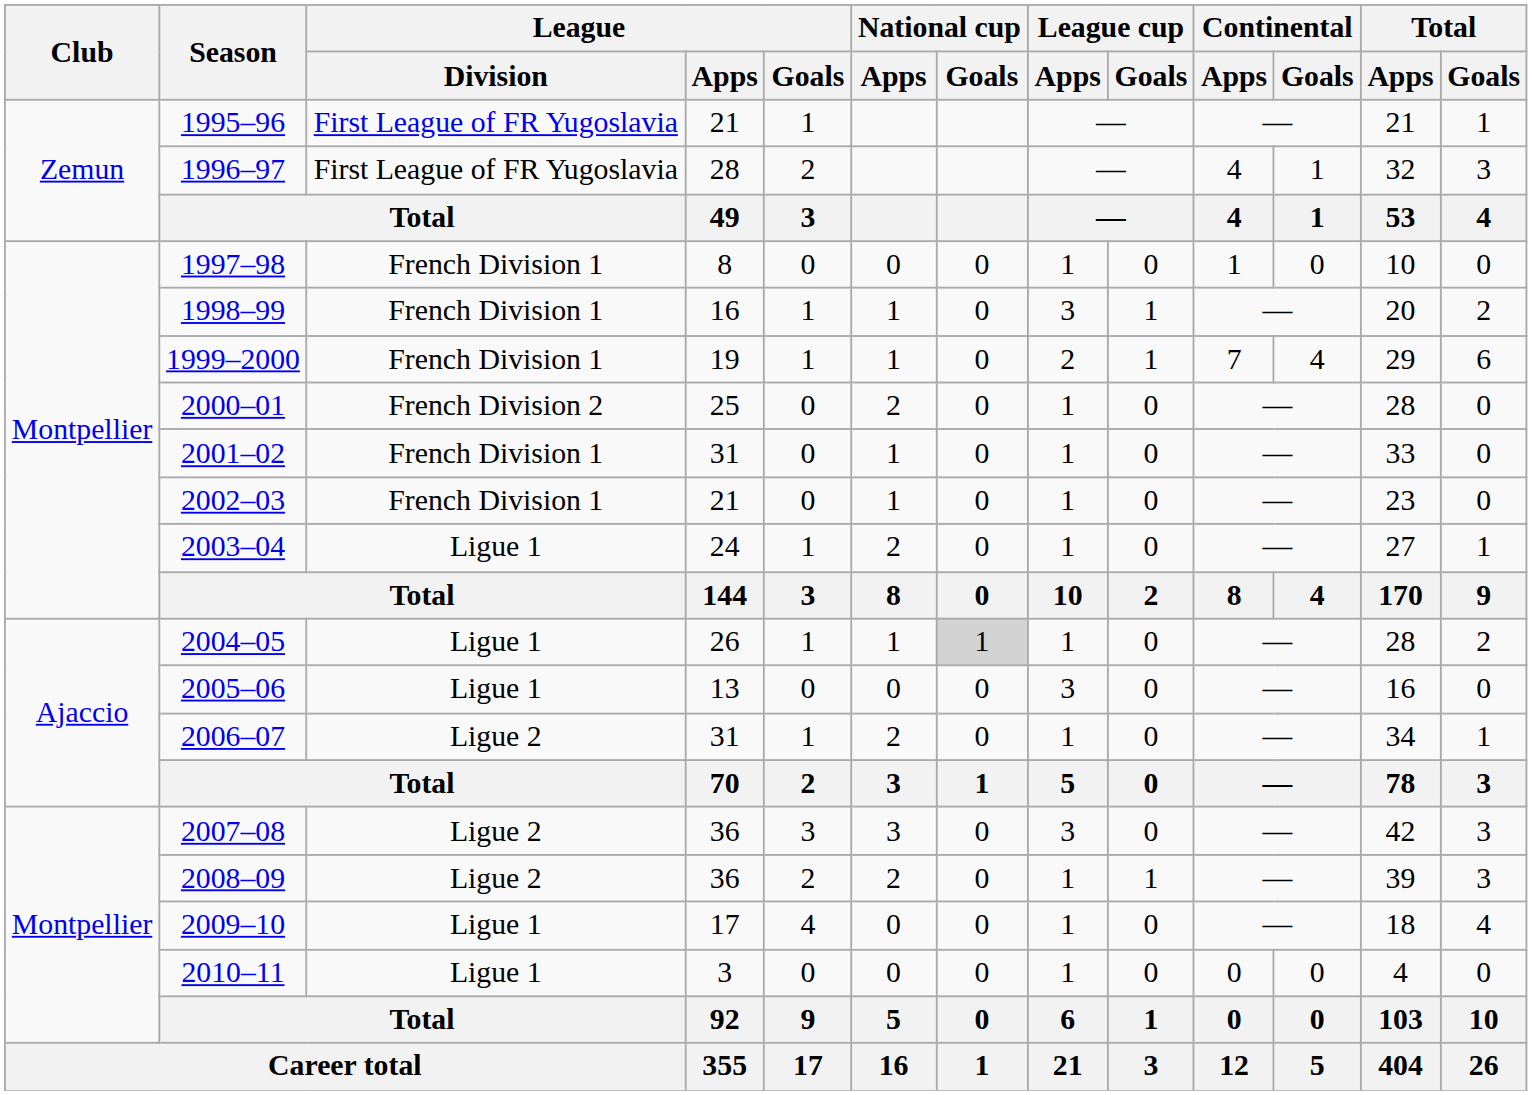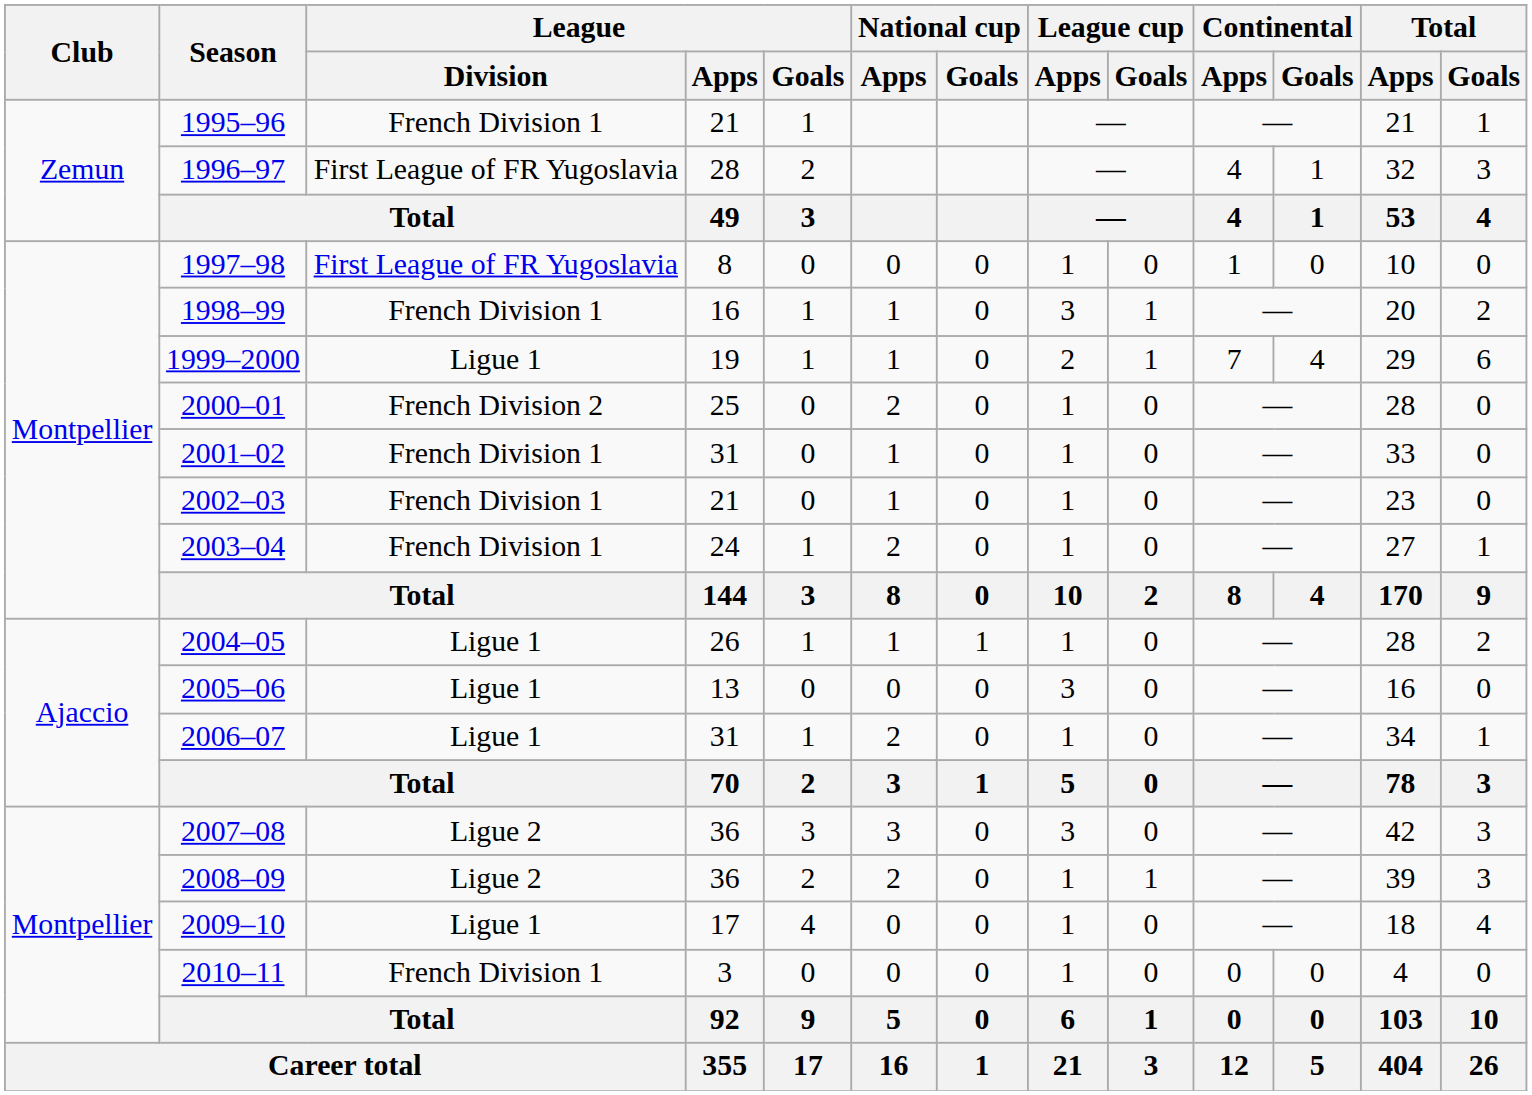(496, 122) First League of FR Yugoslavia -> (496, 122) French Division 1
(496, 264) French Division 1 -> (496, 264) First League of FR Yugoslavia
(496, 358) French Division 1 -> (496, 358) Ligue 1
(496, 547) Ligue 1 -> (496, 547) French Division 1
(982, 641) lightgrey background -> (982, 641) no background
(496, 736) Ligue 2 -> (496, 736) Ligue 1
(496, 972) Ligue 1 -> (496, 972) French Division 1
